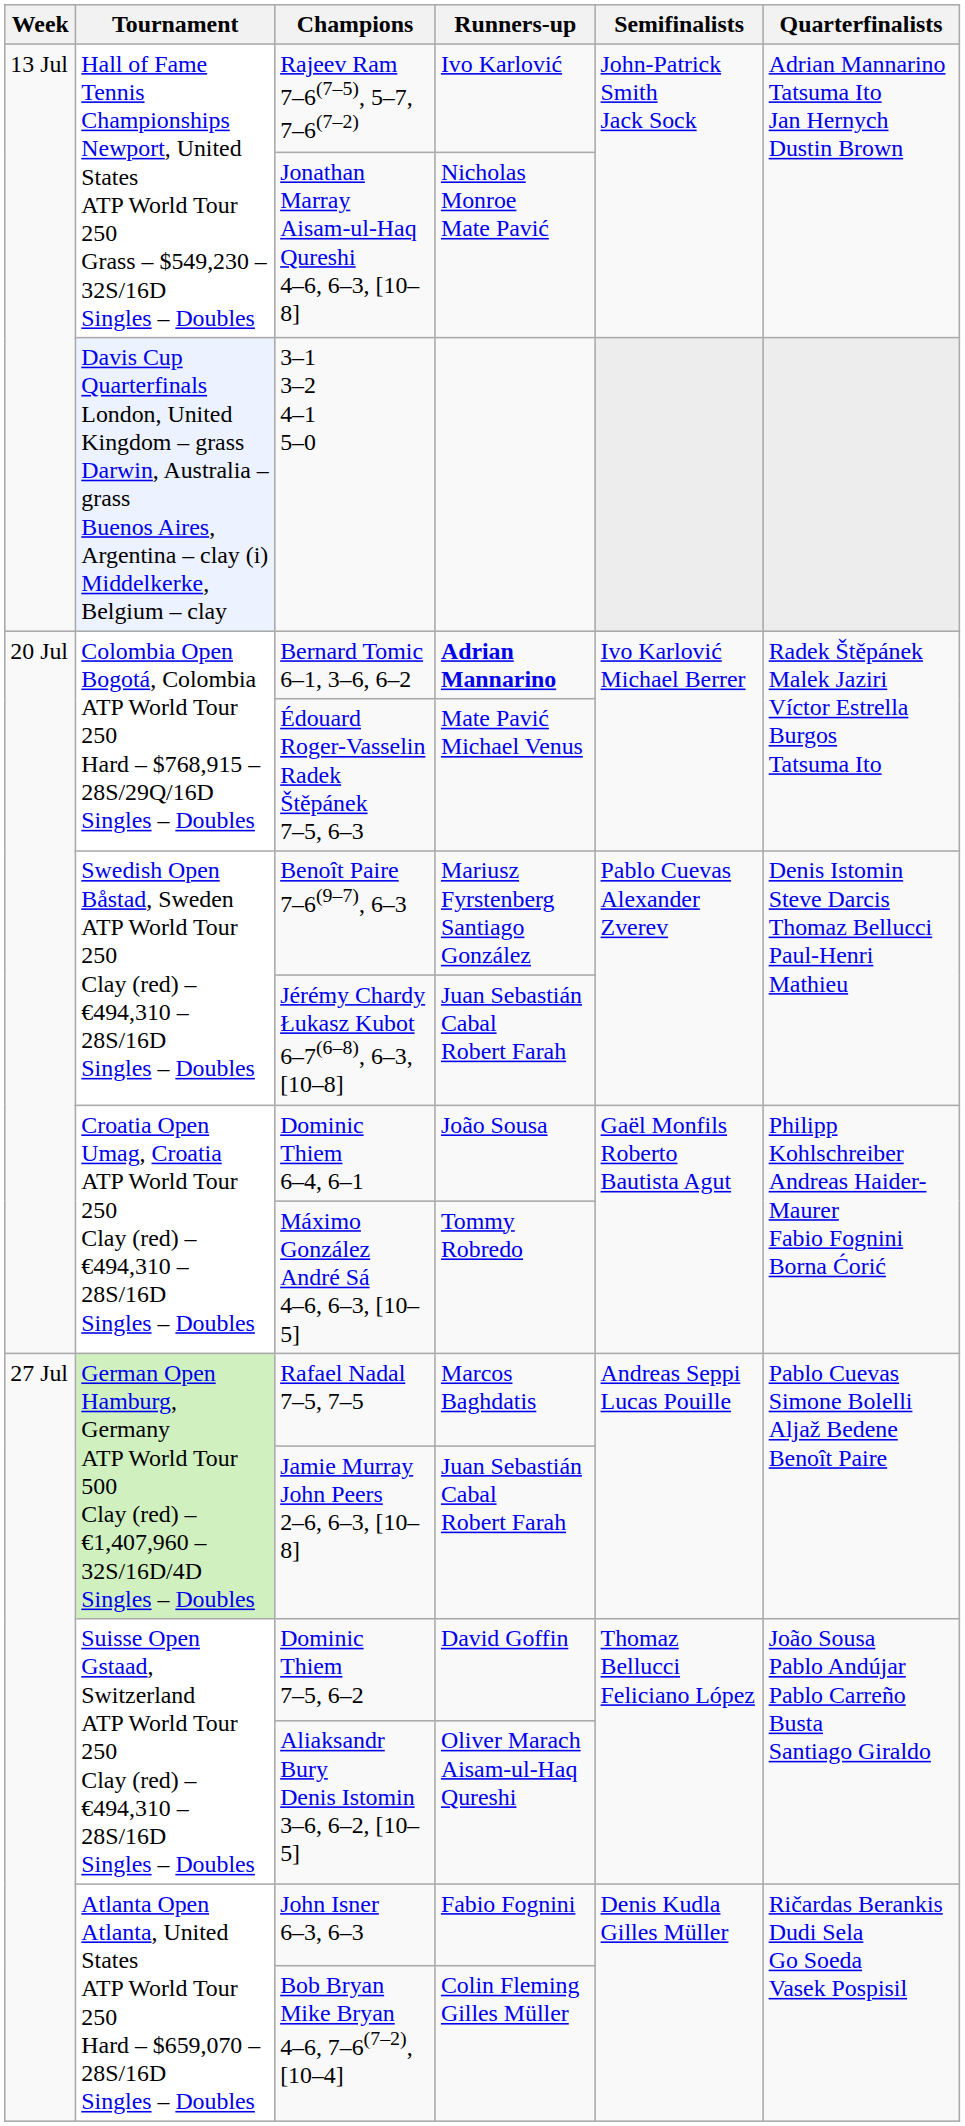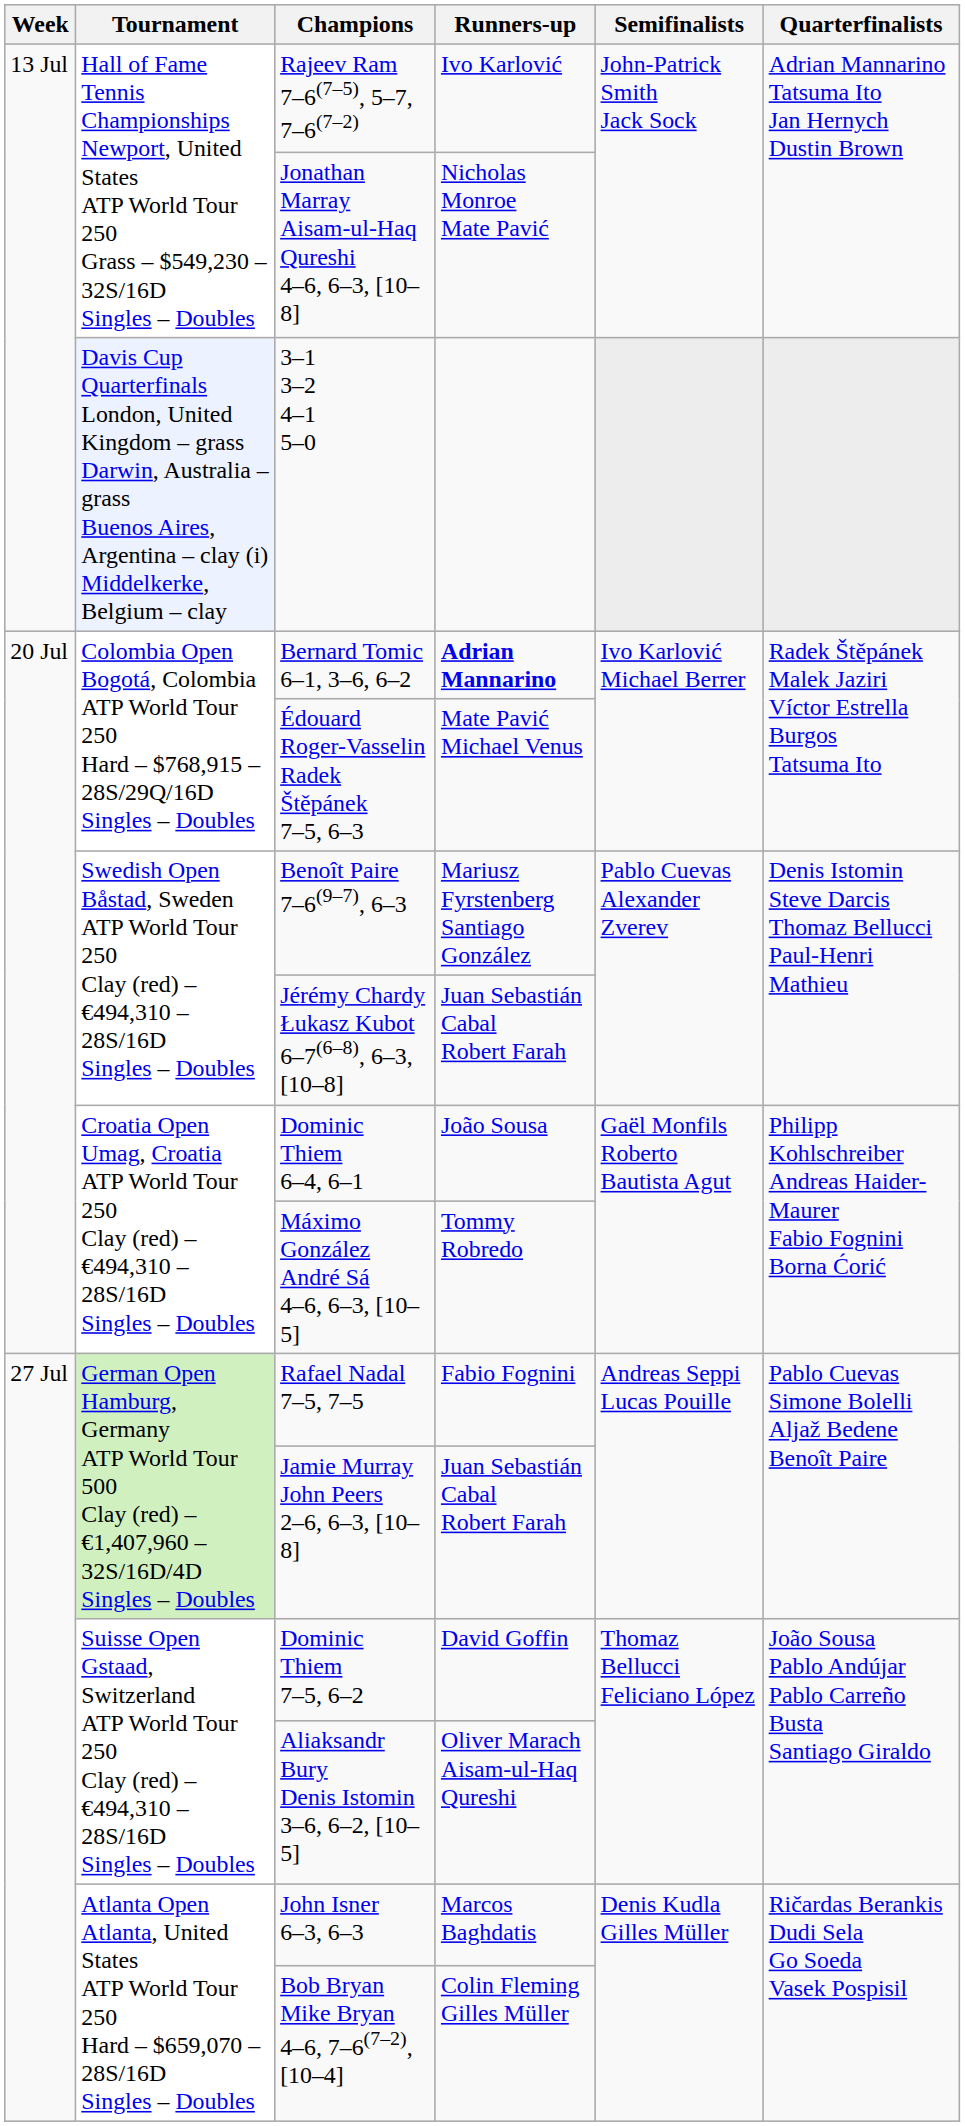(489, 1386) Marcos Baghdatis -> (508, 1372) Fabio Fognini
(508, 1903) Fabio Fognini -> (489, 1917) Marcos Baghdatis
